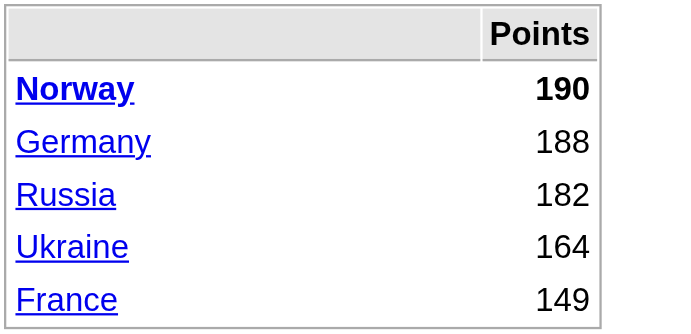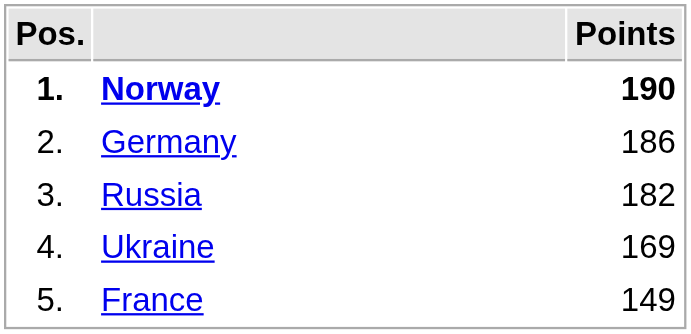+ column: (50, 34)
(563, 141) 188 -> (648, 141) 186
(563, 247) 164 -> (648, 247) 169
